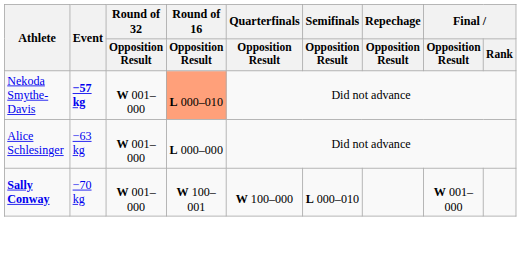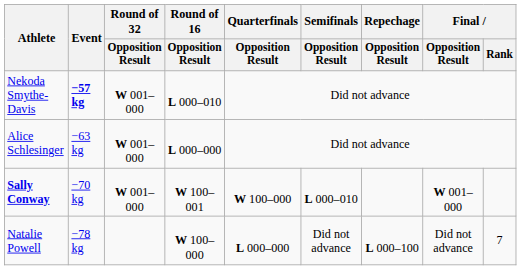(196, 102) lightsalmon background -> (195, 102) no background
+ row: (25, 241)
